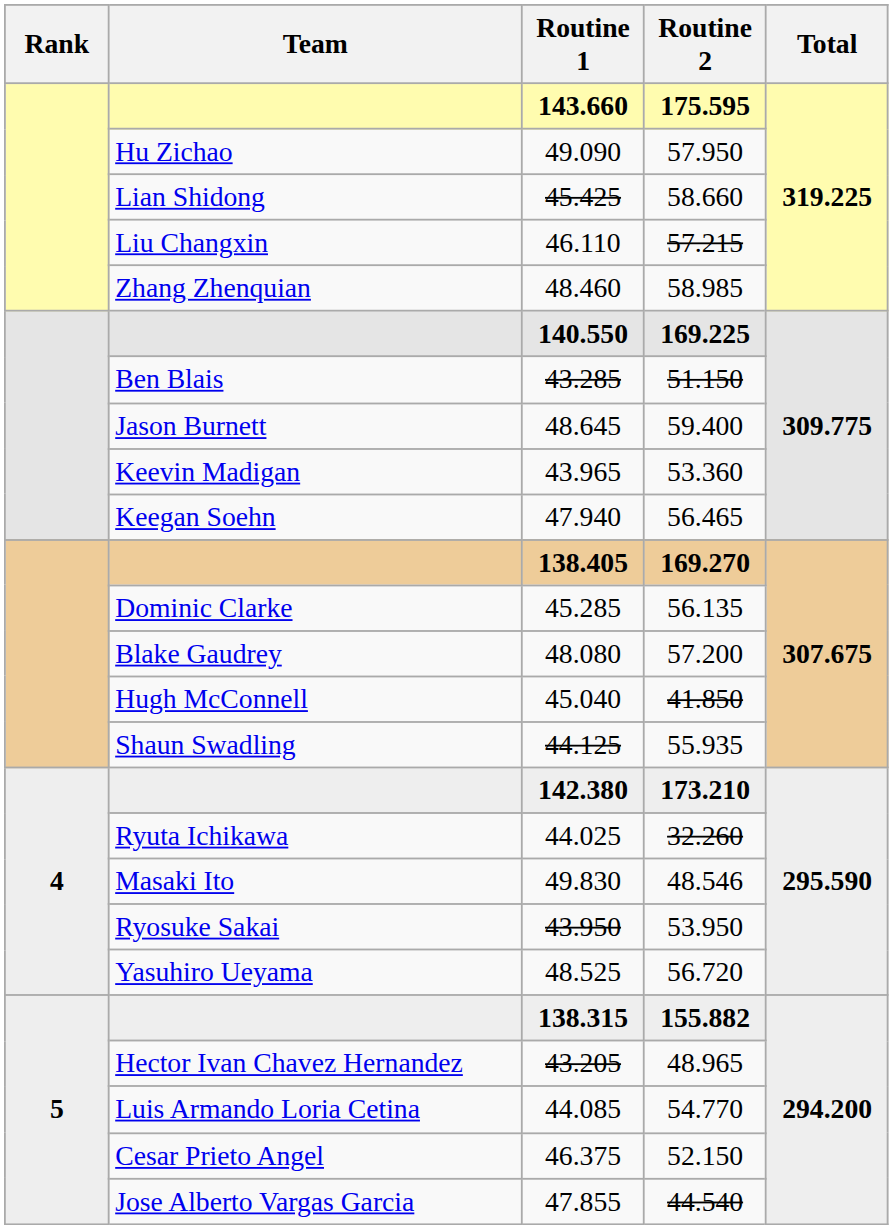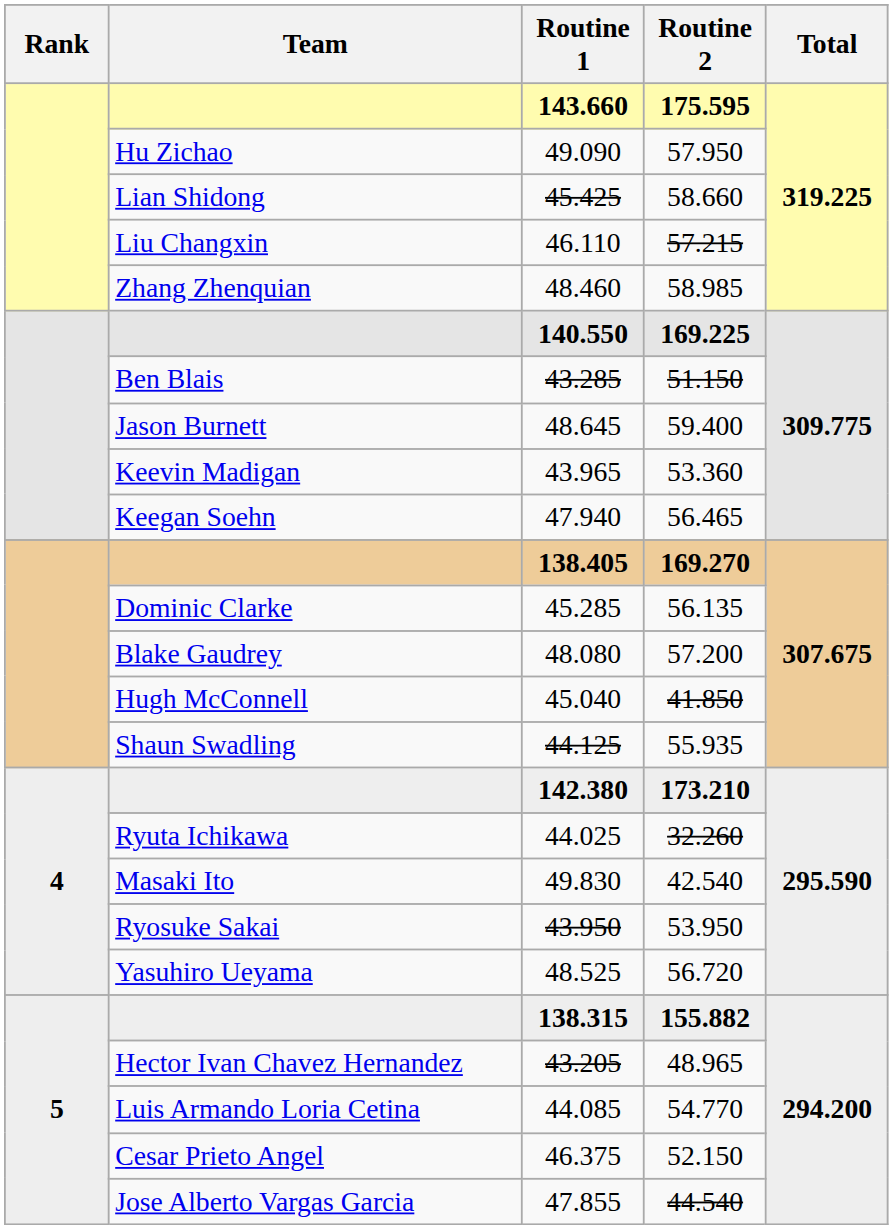(705, 881) 48.546 -> (705, 881) 42.540
